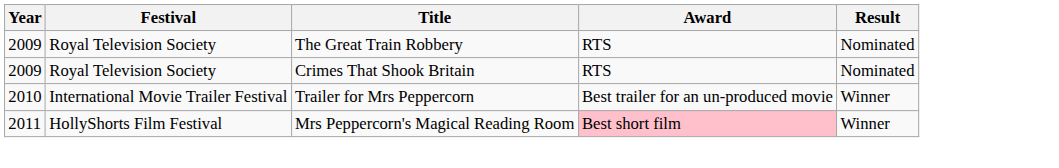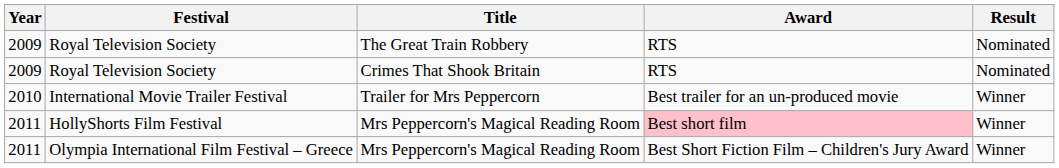+ row: (201, 149)
